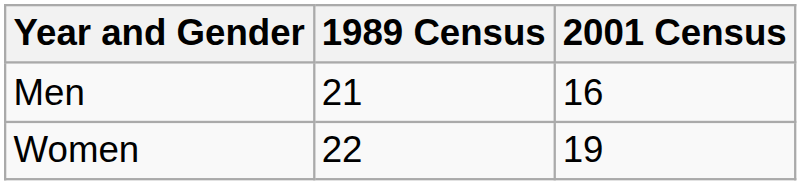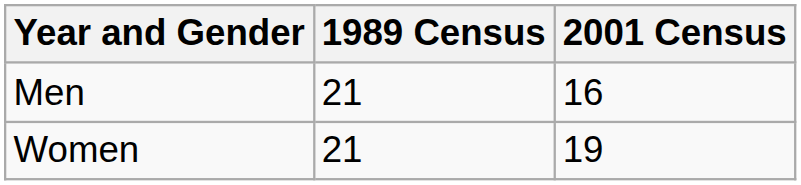(342, 149) 22 -> (342, 149) 21
